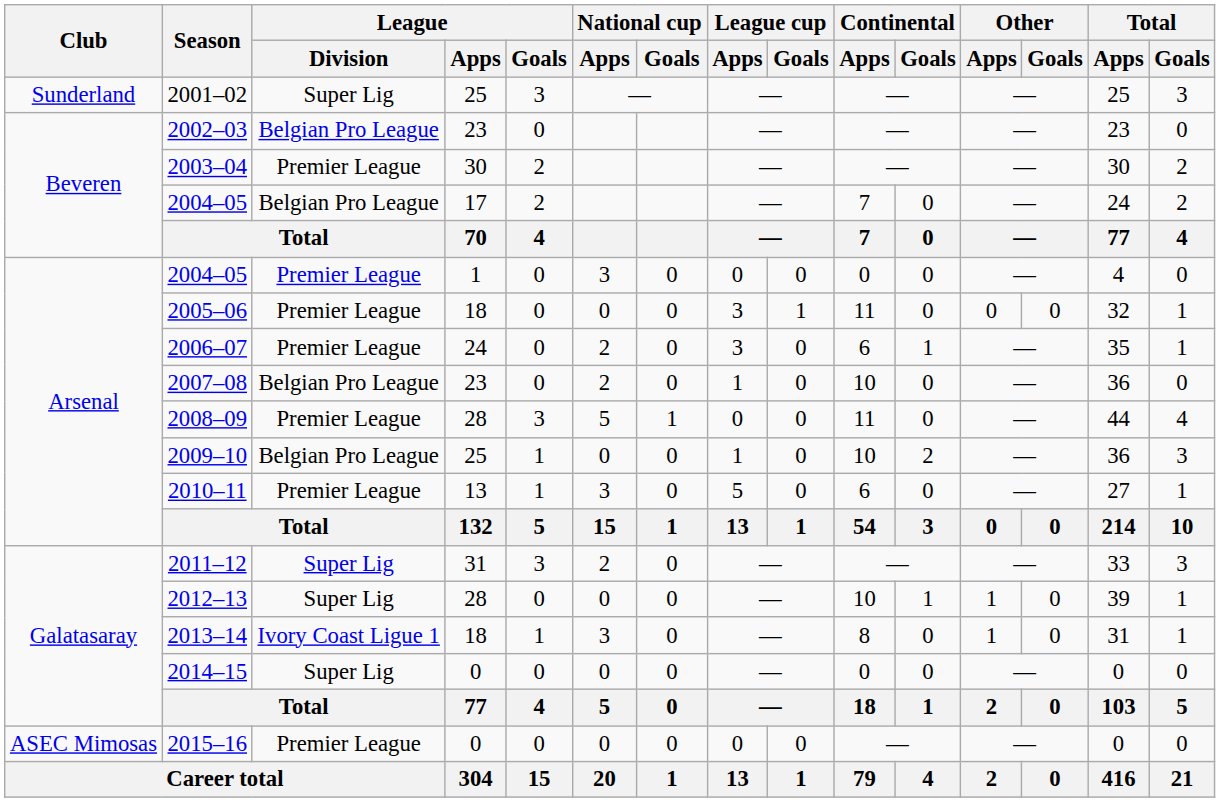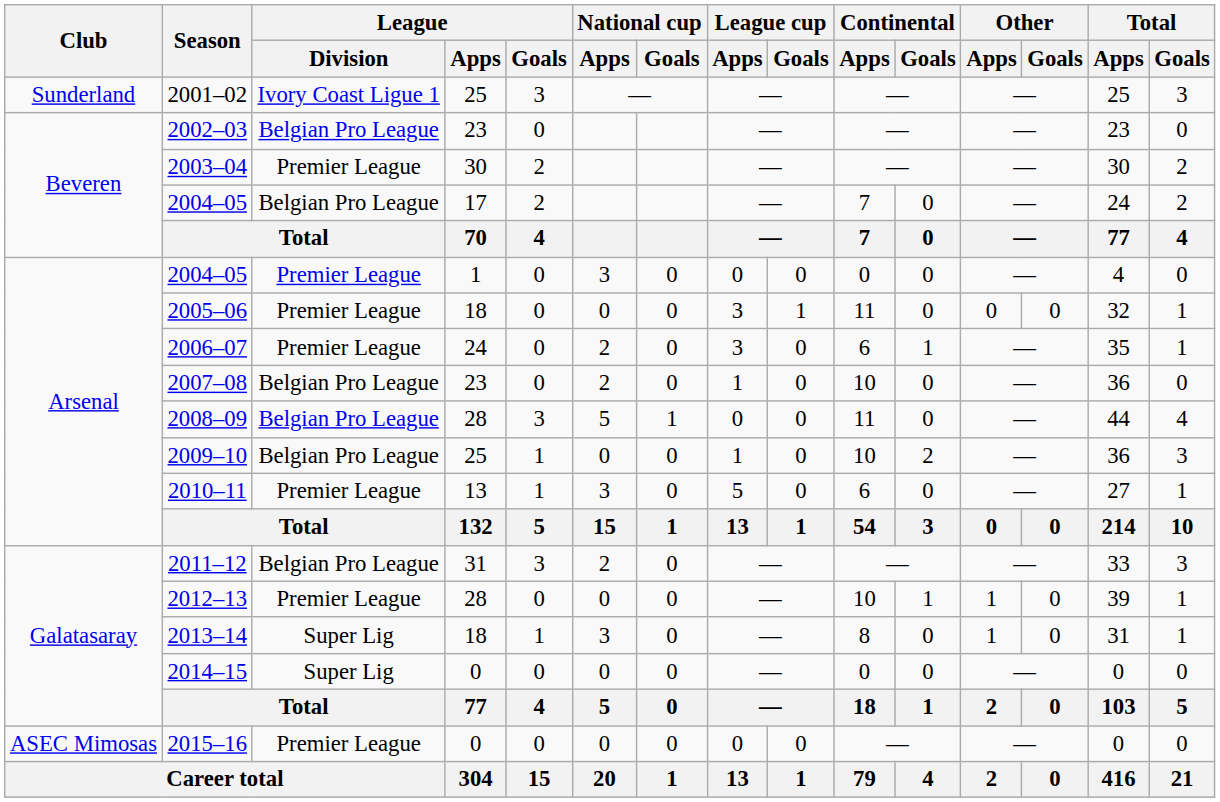(349, 94) Super Lig -> (349, 94) Ivory Coast Ligue 1
(349, 418) Premier League -> (349, 418) Belgian Pro League
(349, 563) Super Lig -> (349, 563) Belgian Pro League
(349, 599) Super Lig -> (349, 599) Premier League
(349, 635) Ivory Coast Ligue 1 -> (349, 635) Super Lig
